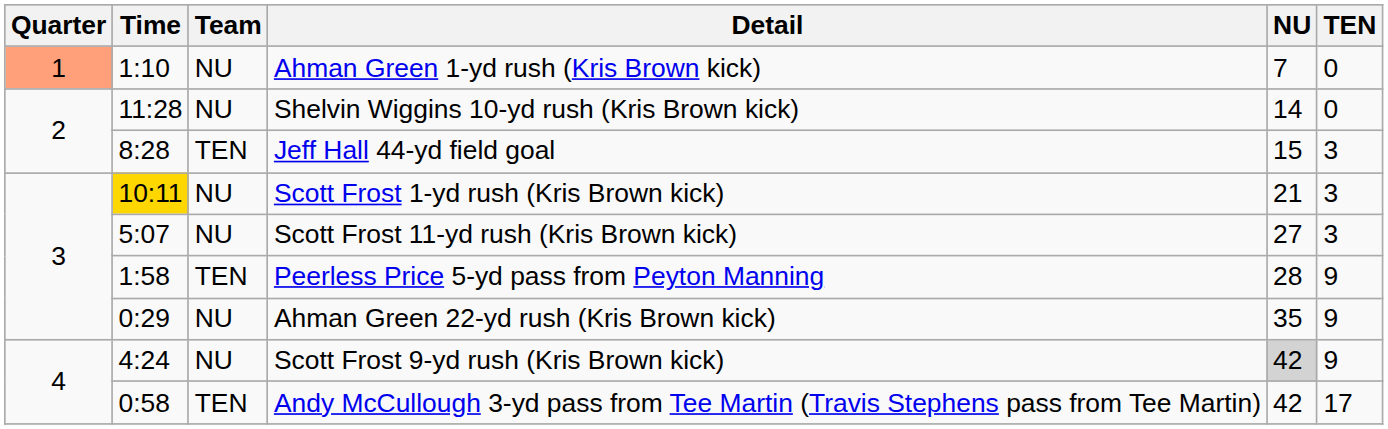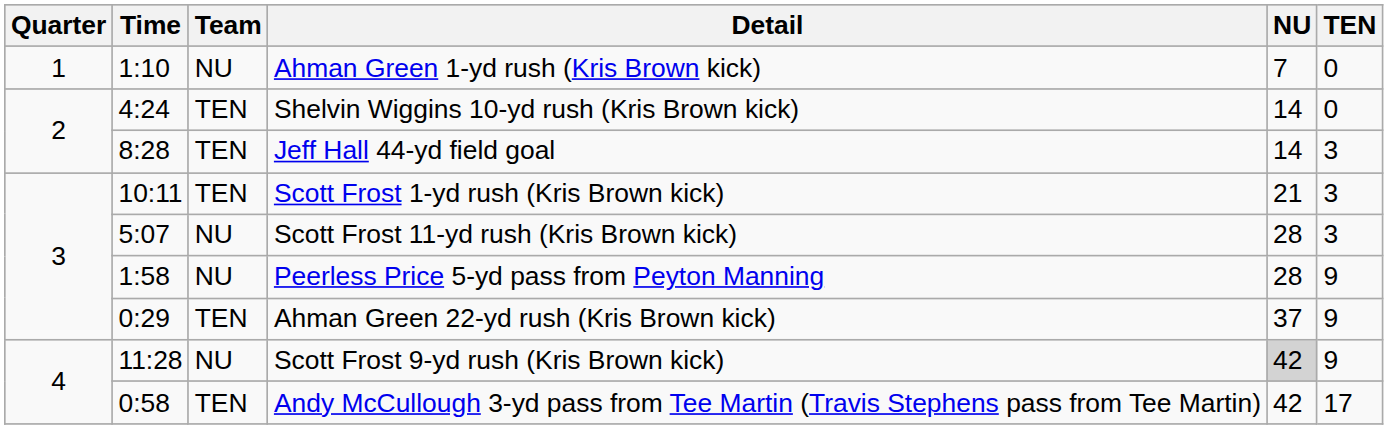(59, 67) lightsalmon background -> (59, 67) no background
(151, 109) 11:28 -> (144, 109) 4:24
(214, 109) NU -> (221, 109) TEN
(1288, 151) 15 -> (1288, 151) 14
(151, 192) gold background -> (151, 192) no background
(214, 192) NU -> (221, 192) TEN
(1288, 234) 27 -> (1288, 234) 28
(221, 276) TEN -> (214, 276) NU
(214, 318) NU -> (221, 318) TEN
(1288, 318) 35 -> (1288, 318) 37
(144, 360) 4:24 -> (151, 360) 11:28
